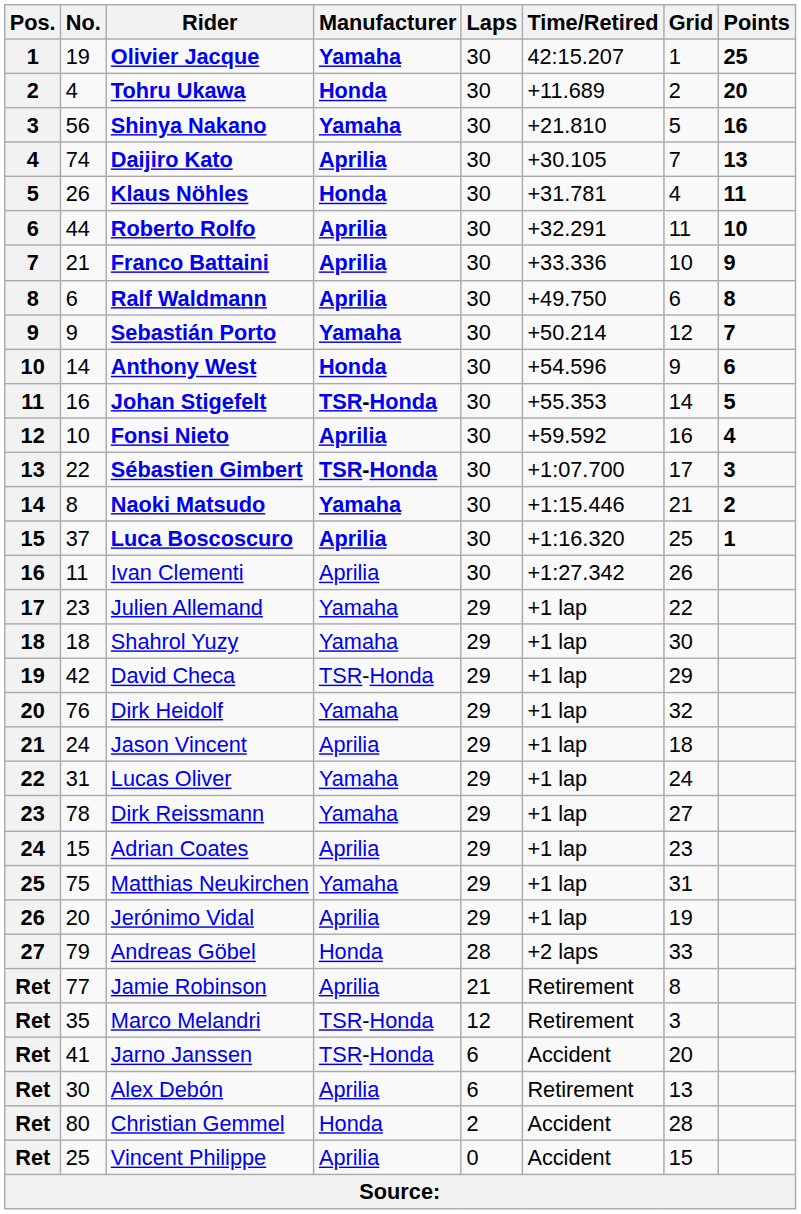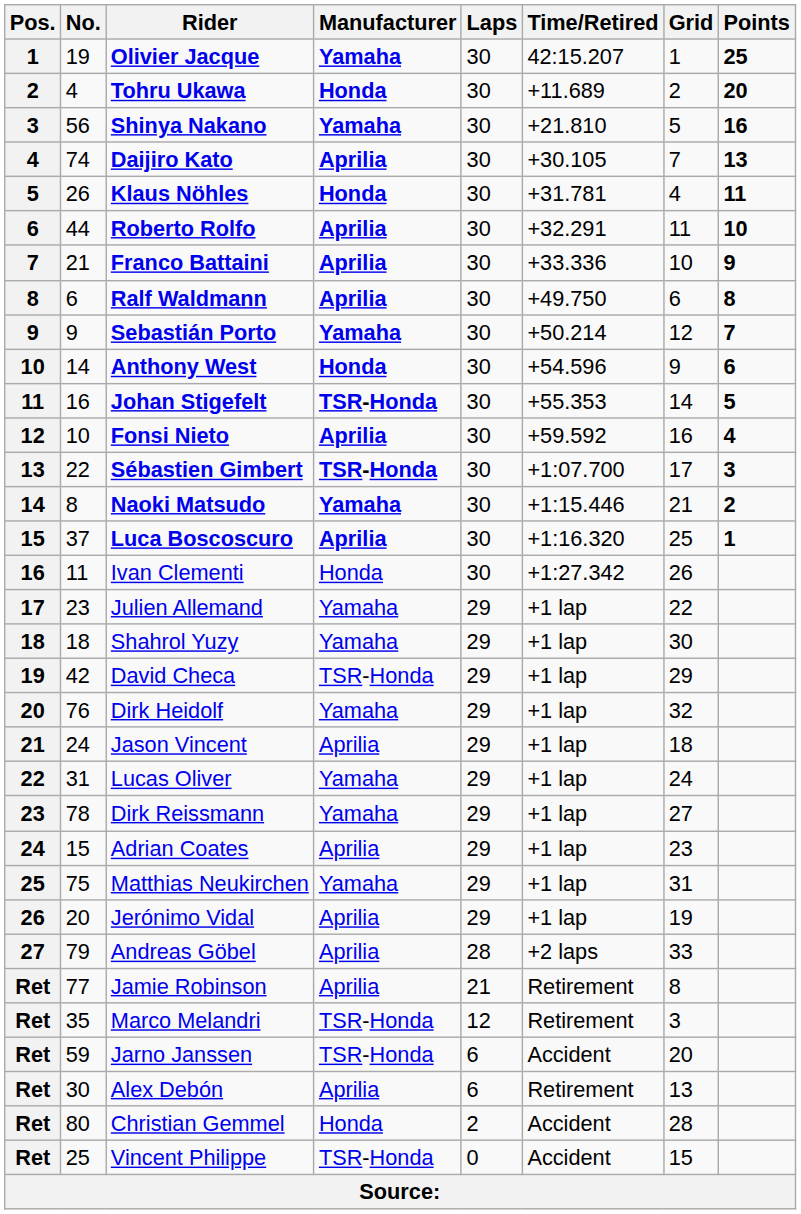(349, 573) Aprilia -> (351, 573) Honda
(351, 951) Honda -> (349, 951) Aprilia
(78, 1054) 41 -> (78, 1054) 59
(349, 1158) Aprilia -> (376, 1158) TSR-Honda
